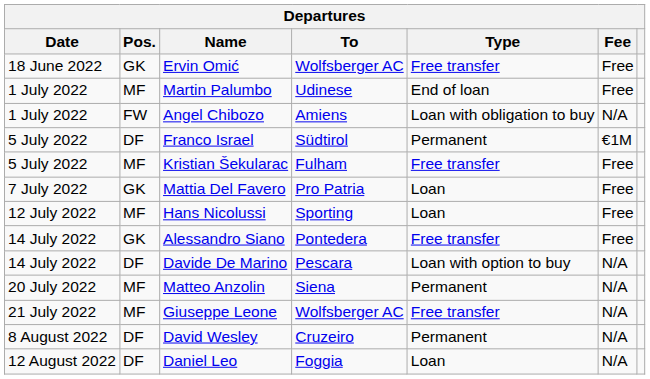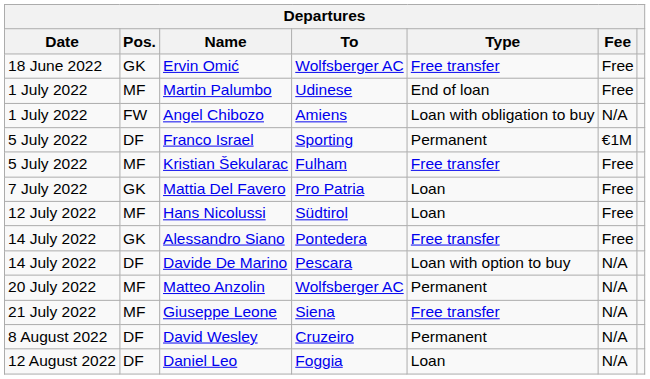(322, 139) Südtirol -> (324, 139) Sporting
(324, 213) Sporting -> (322, 213) Südtirol
(315, 287) Siena -> (349, 287) Wolfsberger AC
(349, 312) Wolfsberger AC -> (315, 312) Siena
